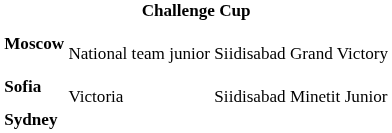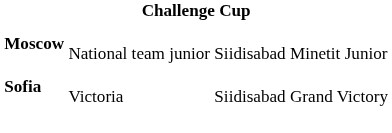(339, 53) Grand Victory -> (339, 53) Minetit Junior
(339, 96) Minetit Junior -> (339, 96) Grand Victory
- row: (31, 119)
